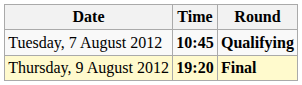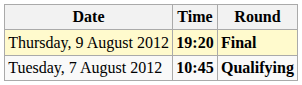rows swapped: (85, 42) <-> (89, 67)
